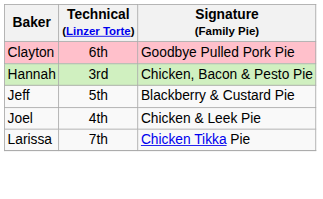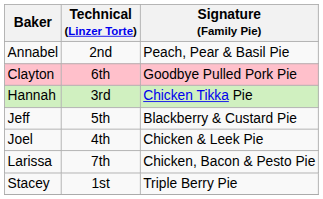+ row: (33, 52)
(227, 74) Chicken, Bacon & Pesto Pie -> (198, 96) Chicken Tikka Pie
(196, 140) Chicken Tikka Pie -> (229, 161) Chicken, Bacon & Pesto Pie
+ row: (29, 183)
